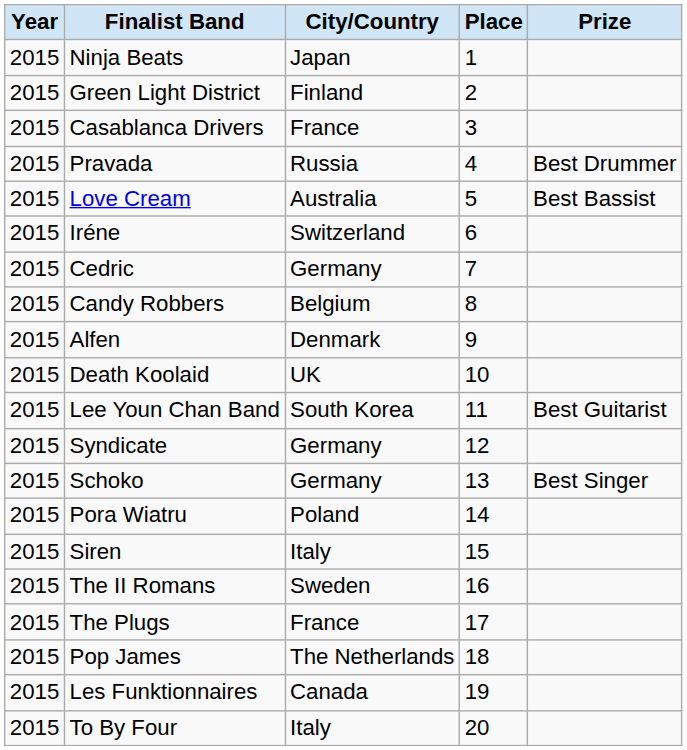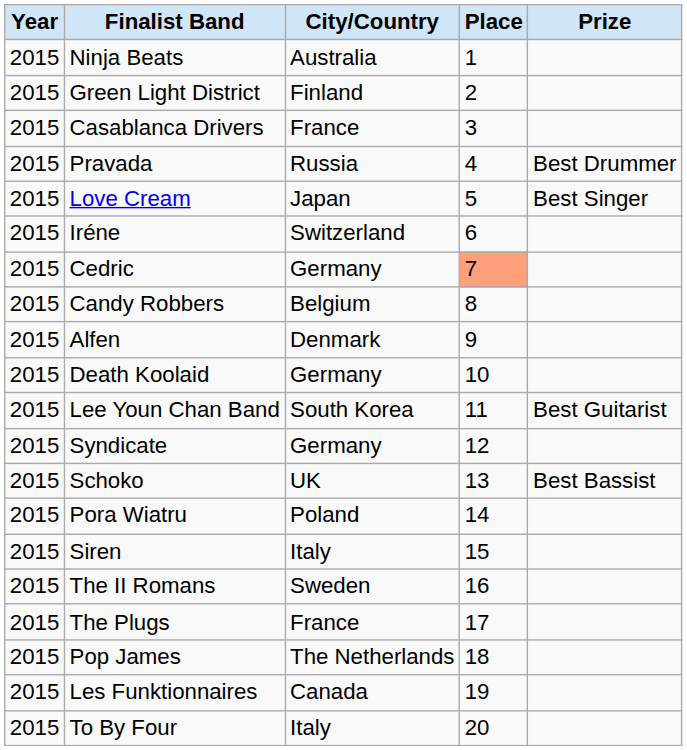(320, 57) Japan -> (333, 57) Australia
(333, 198) Australia -> (320, 198) Japan
(594, 198) Best Bassist -> (591, 198) Best Singer
(471, 269) no background -> (471, 269) lightsalmon background
(306, 374) UK -> (336, 374) Germany
(336, 480) Germany -> (306, 480) UK
(591, 480) Best Singer -> (594, 480) Best Bassist
